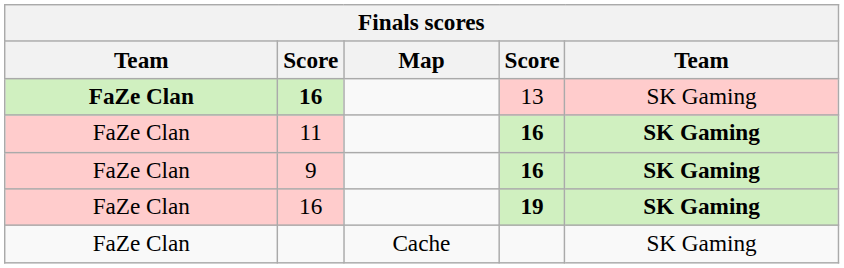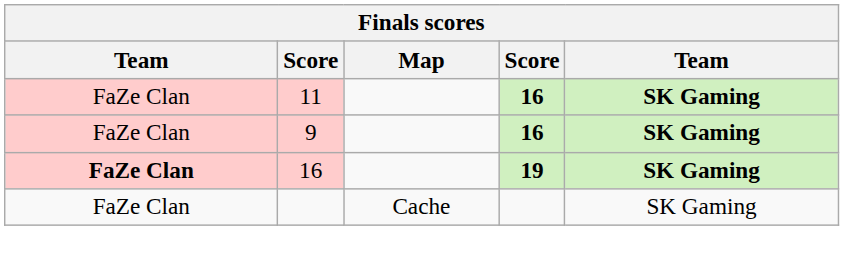- row: (311, 96)
(141, 206) normal -> (141, 170) bold
